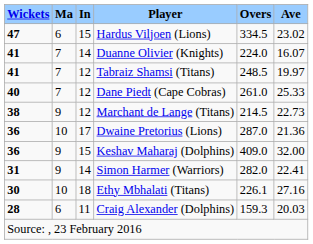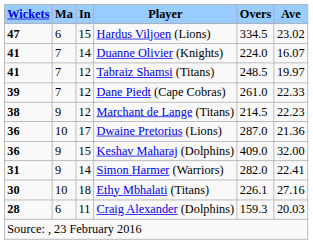(13, 92) 40 -> (13, 92) 39
(291, 92) 25.33 -> (291, 92) 22.33
(291, 111) 22.73 -> (291, 111) 22.23
